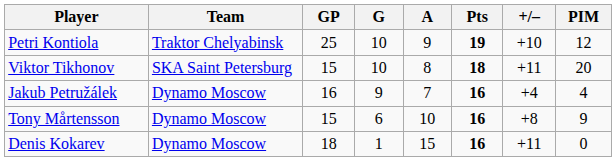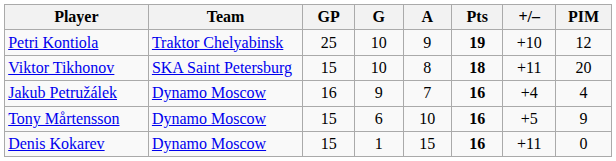(529, 118) +8 -> (529, 118) +5
(329, 144) 18 -> (329, 144) 15
